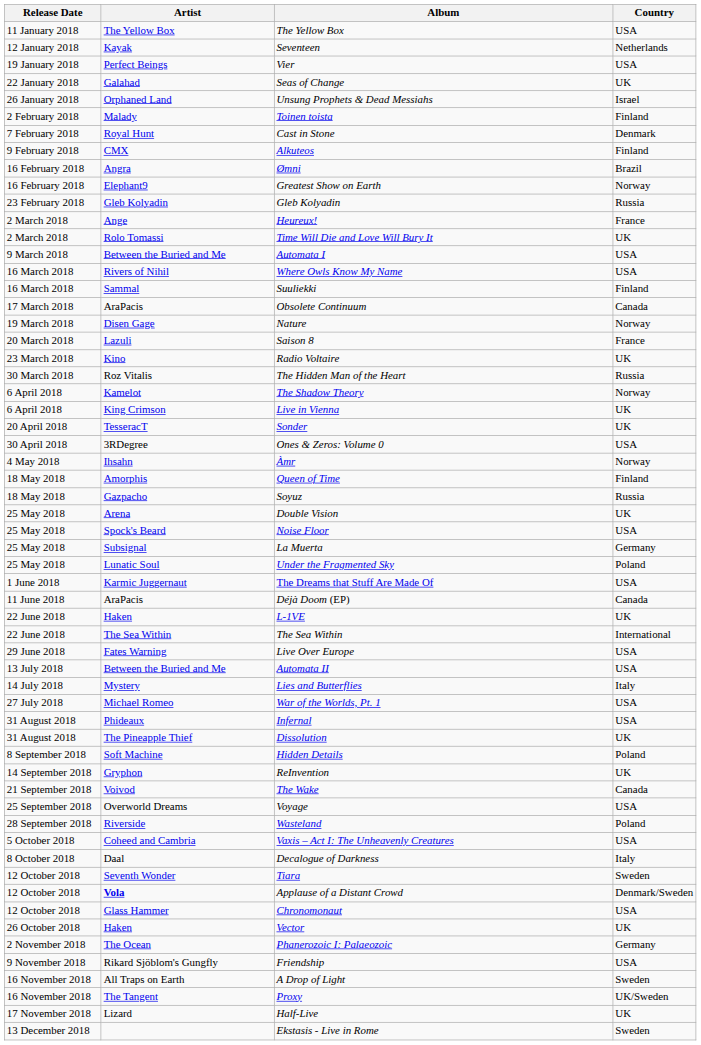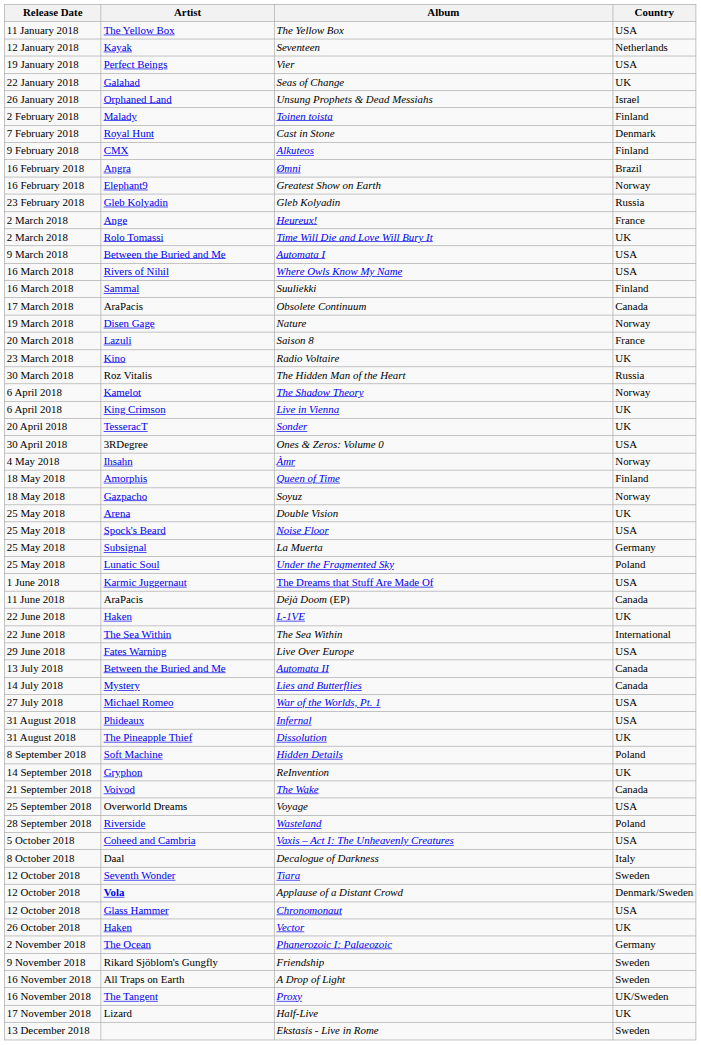(630, 496) Russia -> (633, 496) Norway
(626, 668) USA -> (632, 668) Canada
(625, 686) Italy -> (632, 686) Canada
(626, 962) USA -> (633, 962) Sweden
